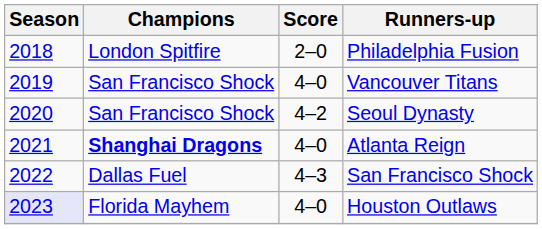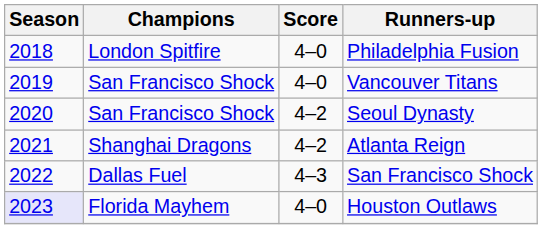(311, 51) 2–0 -> (311, 51) 4–0
(175, 144) bold -> (170, 144) normal
(311, 144) 4–0 -> (311, 144) 4–2
